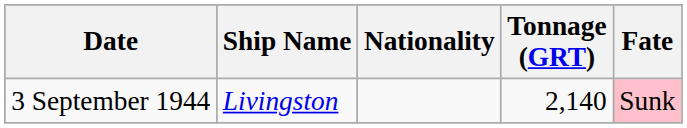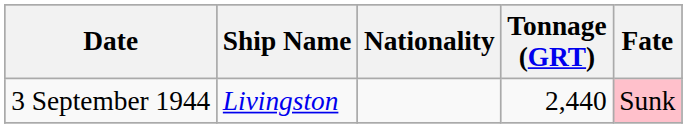(576, 100) 2,140 -> (576, 100) 2,440
